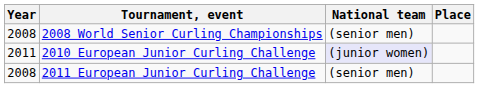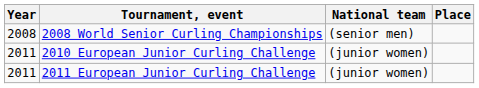(379, 53) lavender background -> (379, 53) no background
(22, 73) 2008 -> (22, 73) 2011
(372, 73) (senior men) -> (379, 73) (junior women)
